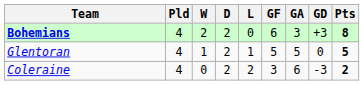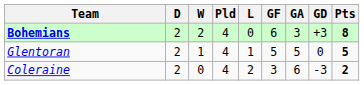columns swapped: (179, 14) <-> (227, 14)
